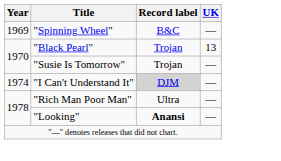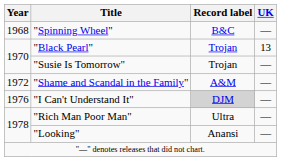(18, 30) 1969 -> (18, 30) 1968
+ row: (111, 82)
(18, 82) 1974 -> (18, 99) 1976
(168, 116) bold -> (223, 133) normal
